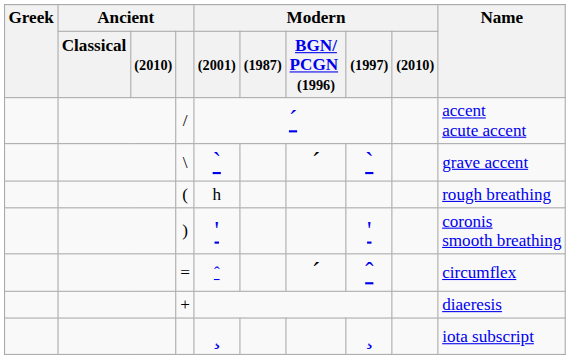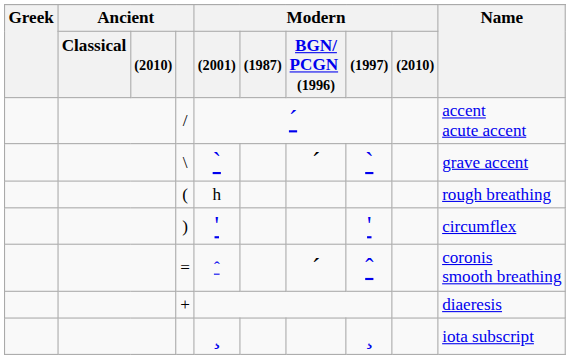(502, 230) coronis smooth breathing -> (479, 226) circumflex
(479, 272) circumflex -> (502, 267) coronis smooth breathing
